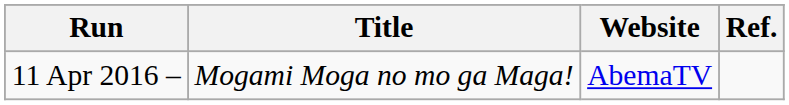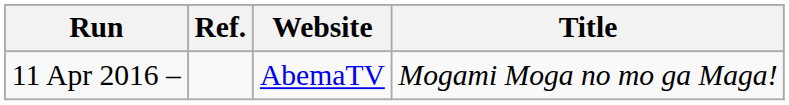columns swapped: (384, 27) <-> (752, 27)
